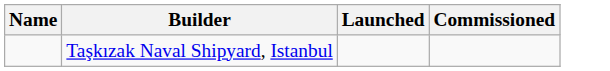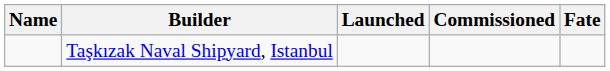+ column: (582, 19)
